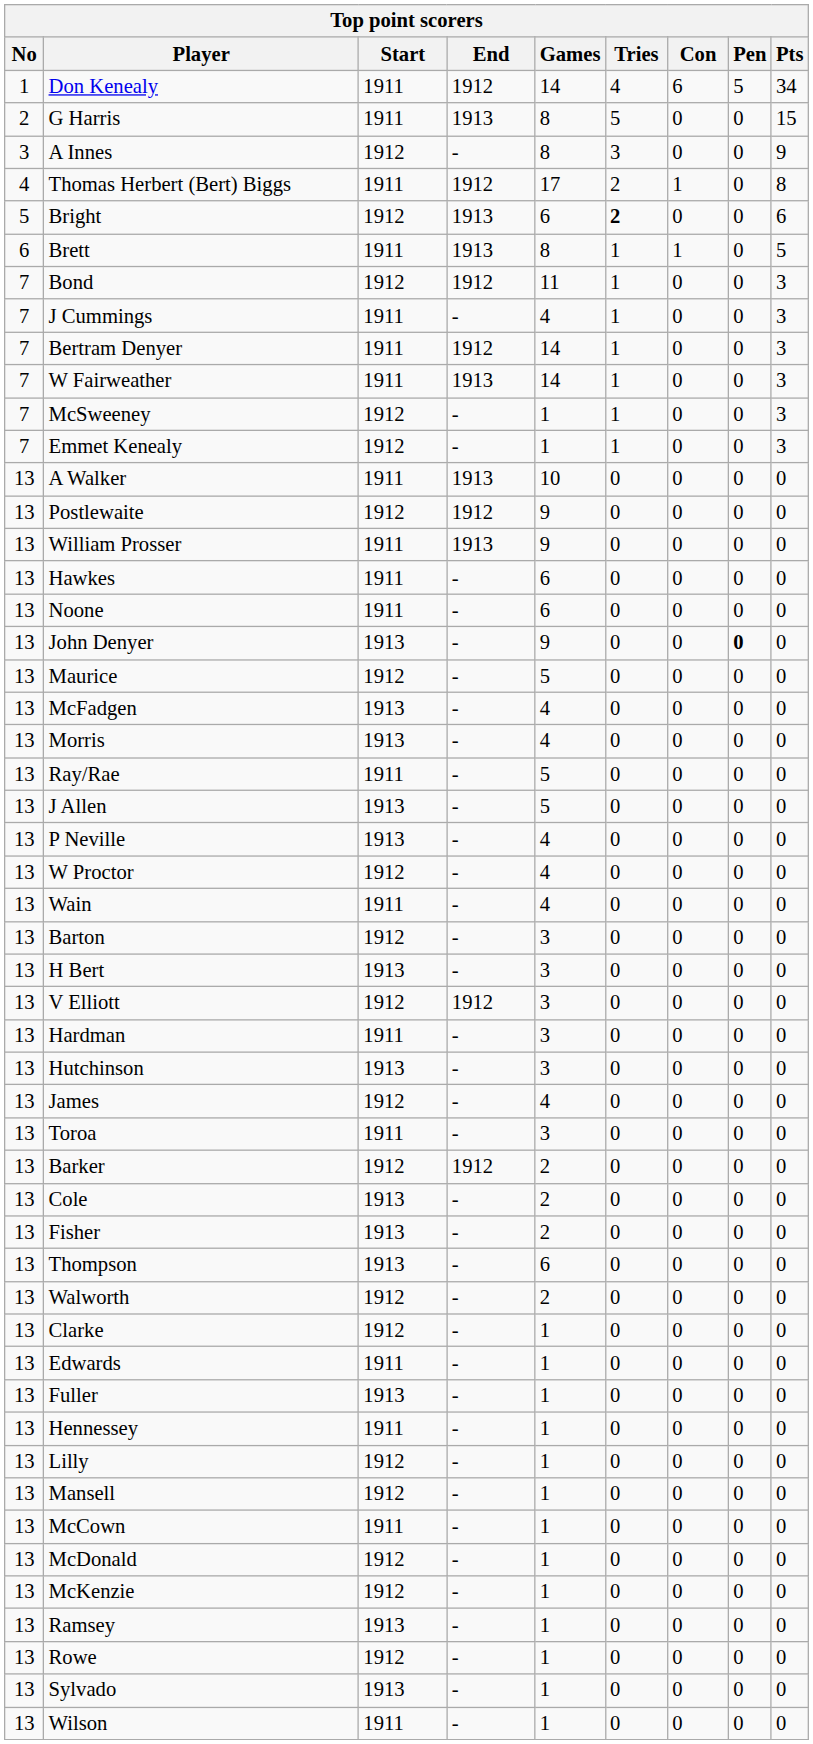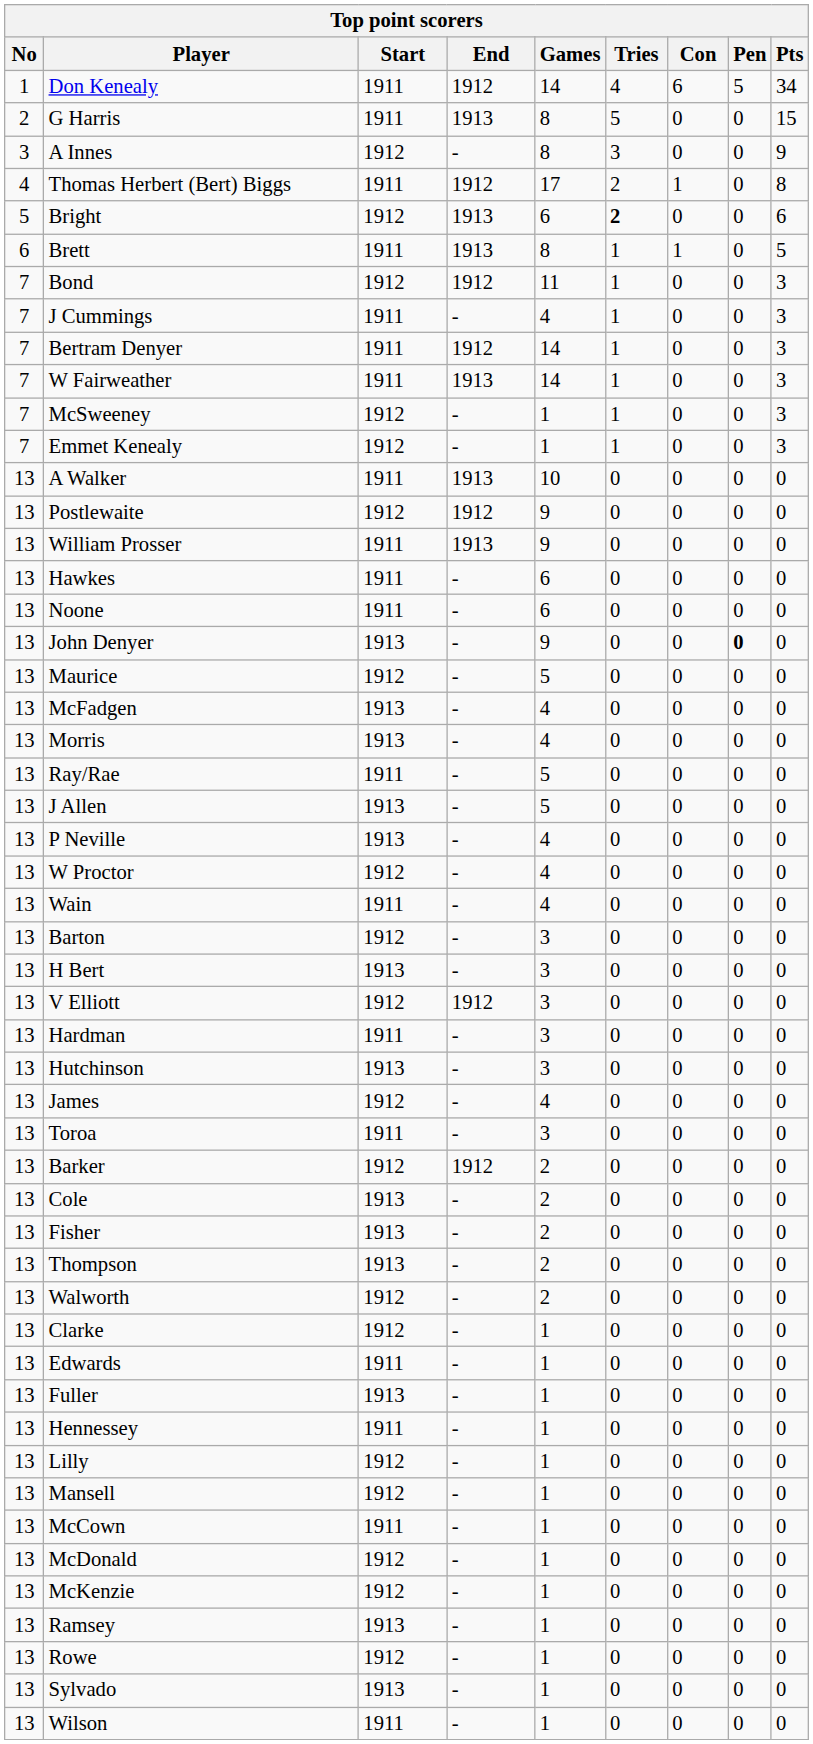(545, 1264) 6 -> (545, 1264) 2
